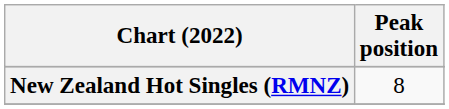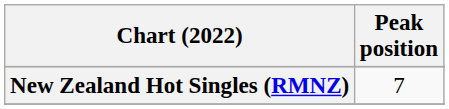(399, 85) 8 -> (399, 85) 7
